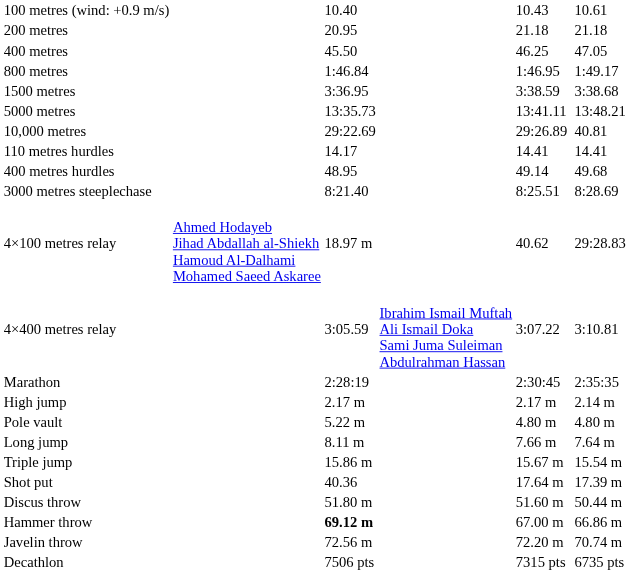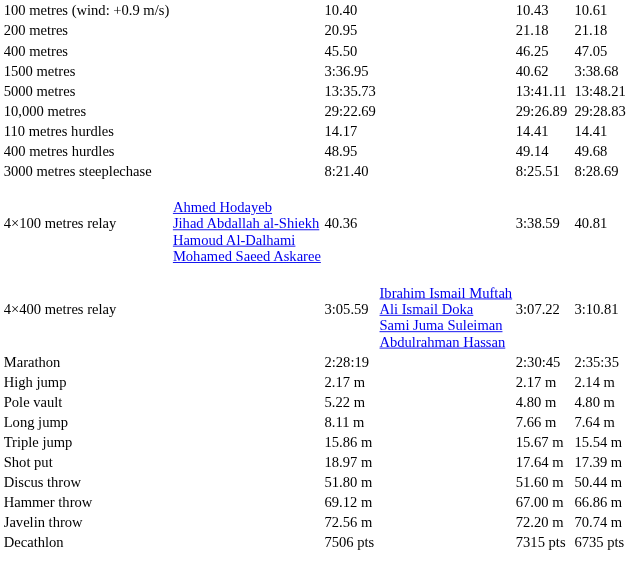- row: (36, 71)
(538, 91) 3:38.59 -> (532, 71) 40.62
(591, 131) 40.81 -> (600, 111) 29:28.83
(348, 243) 18.97 m -> (341, 223) 40.36
(532, 243) 40.62 -> (538, 223) 3:38.59
(600, 243) 29:28.83 -> (591, 223) 40.81
(341, 482) 40.36 -> (348, 462) 18.97 m
(349, 522) bold -> (348, 502) normal
